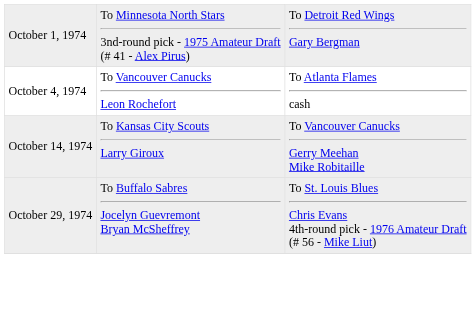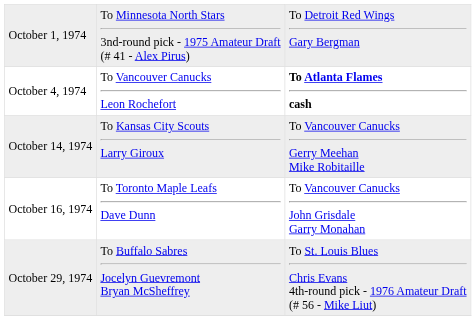(378, 91) normal -> (378, 91) bold
+ row: (50, 208)
